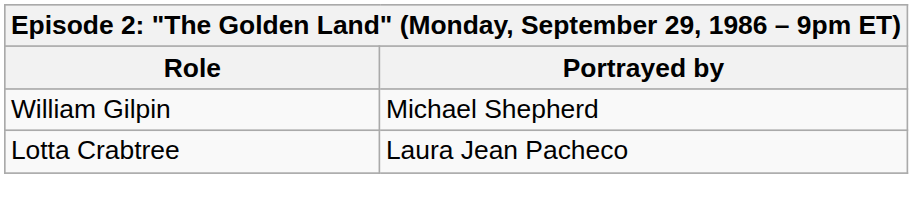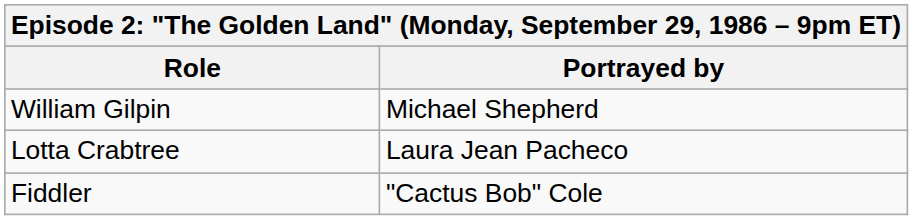+ row: (51, 192)
